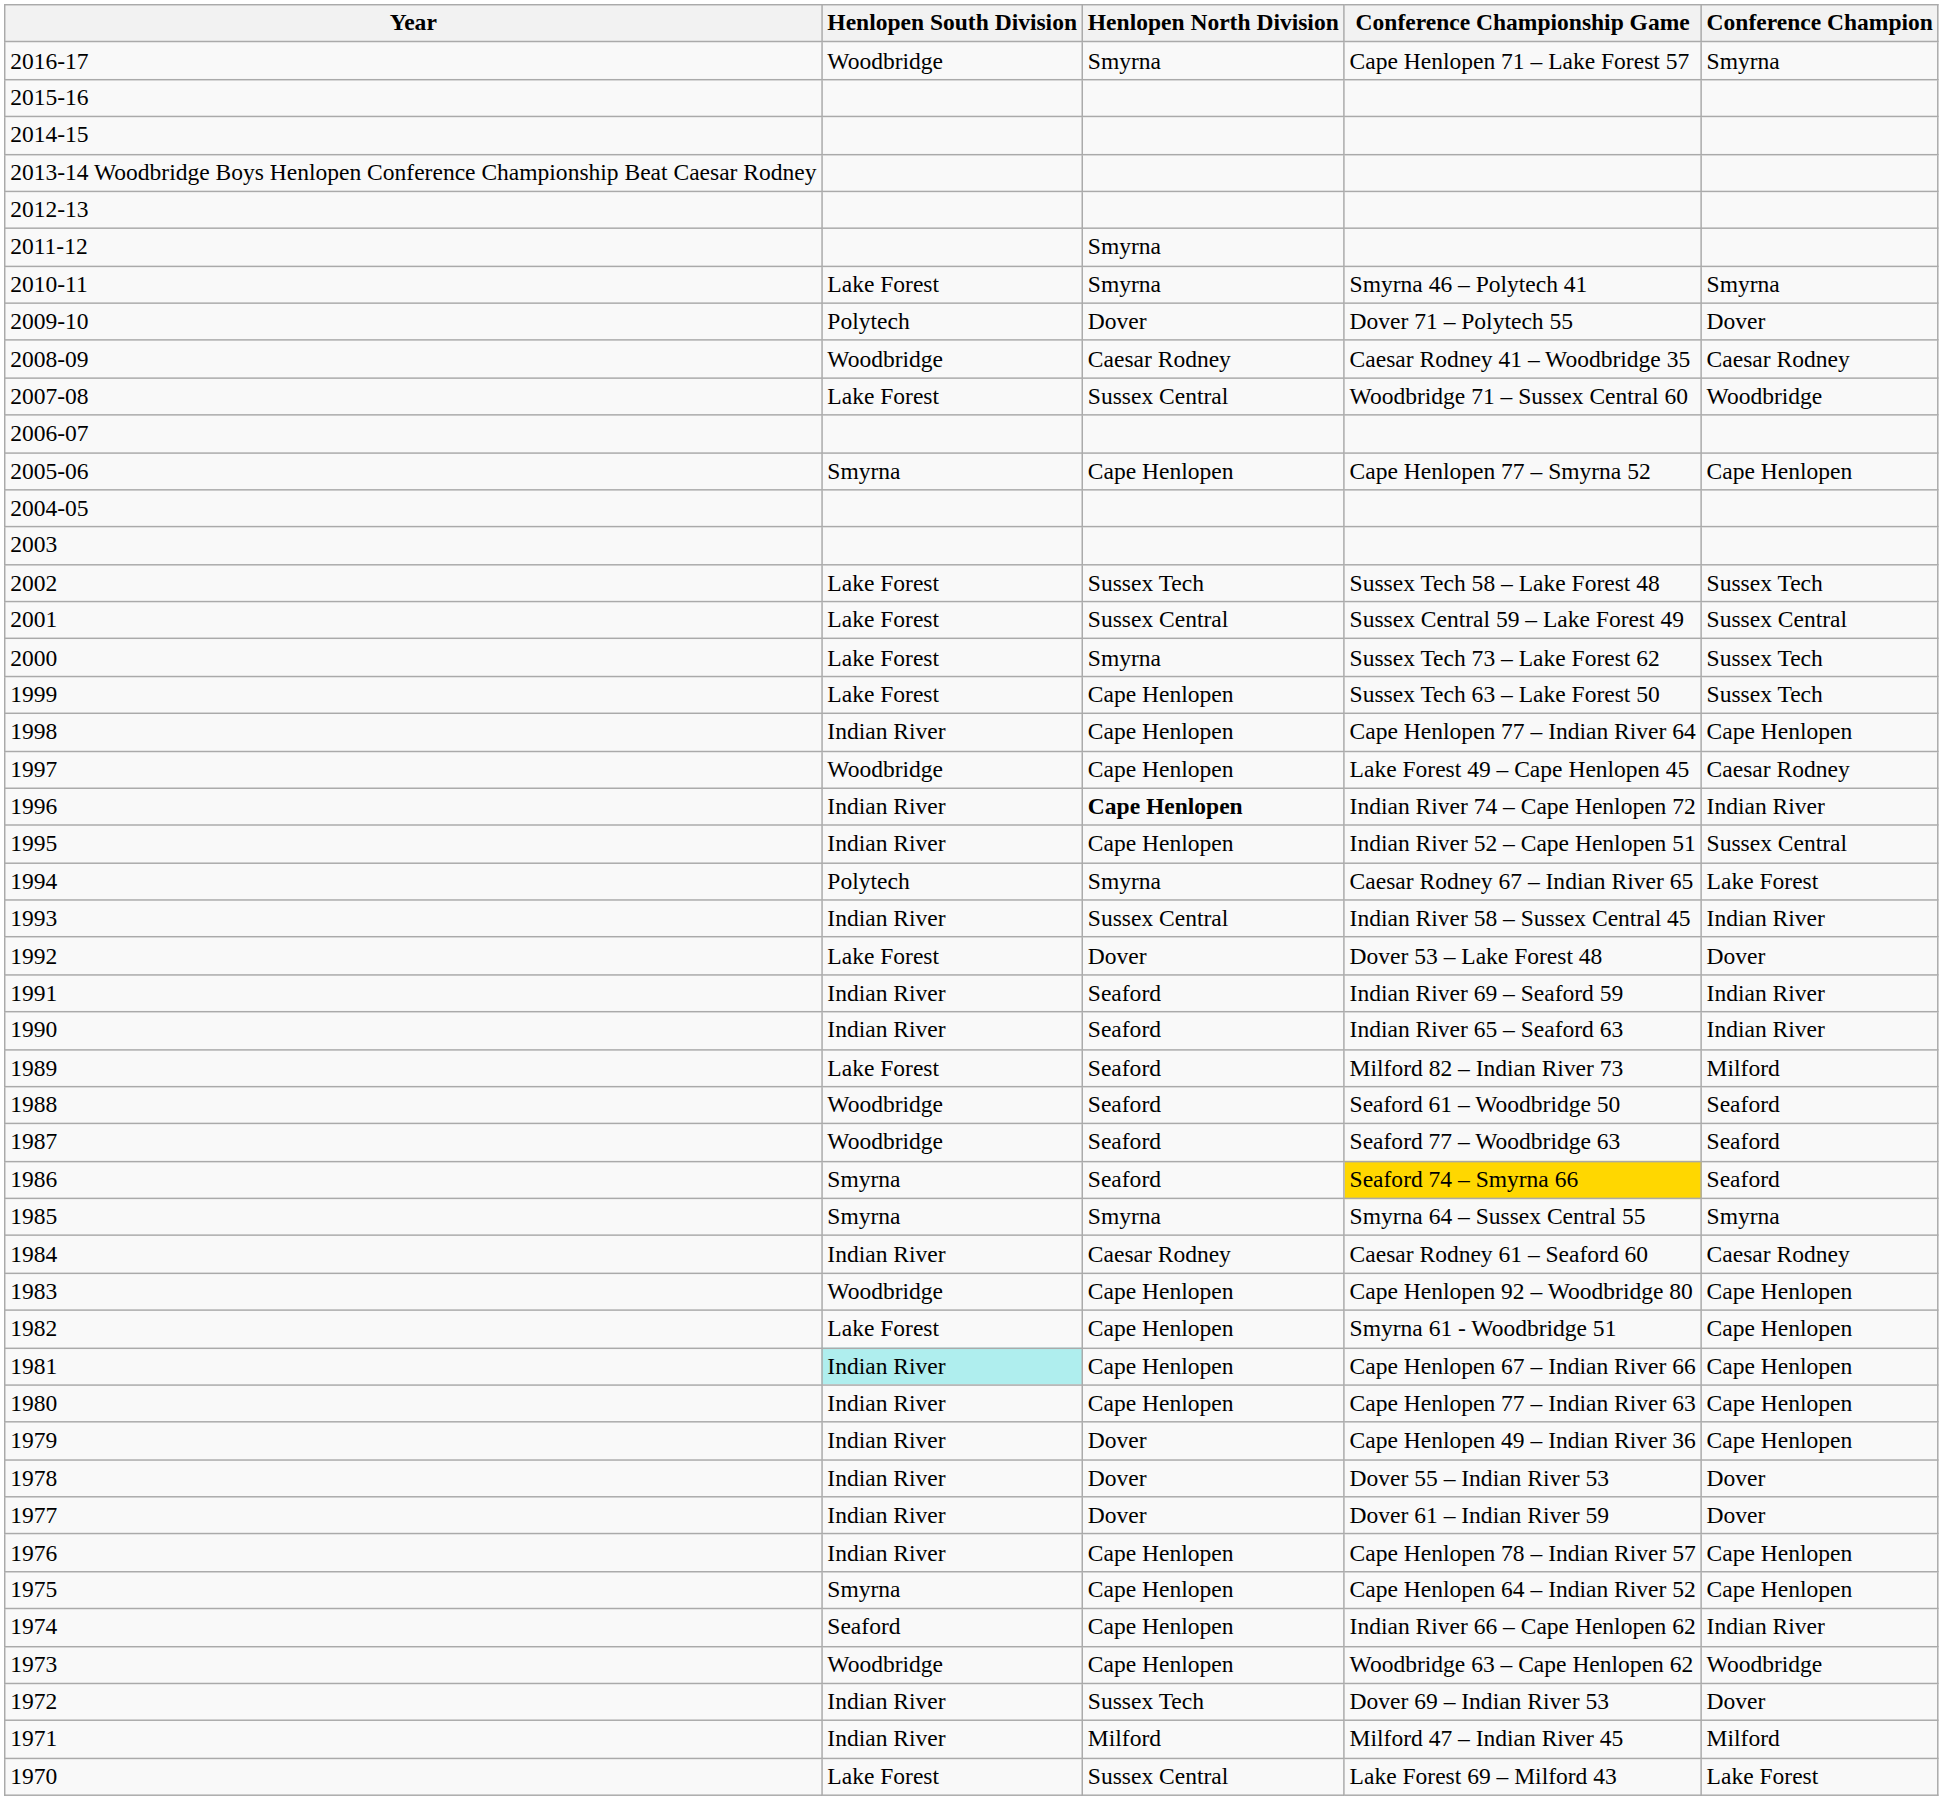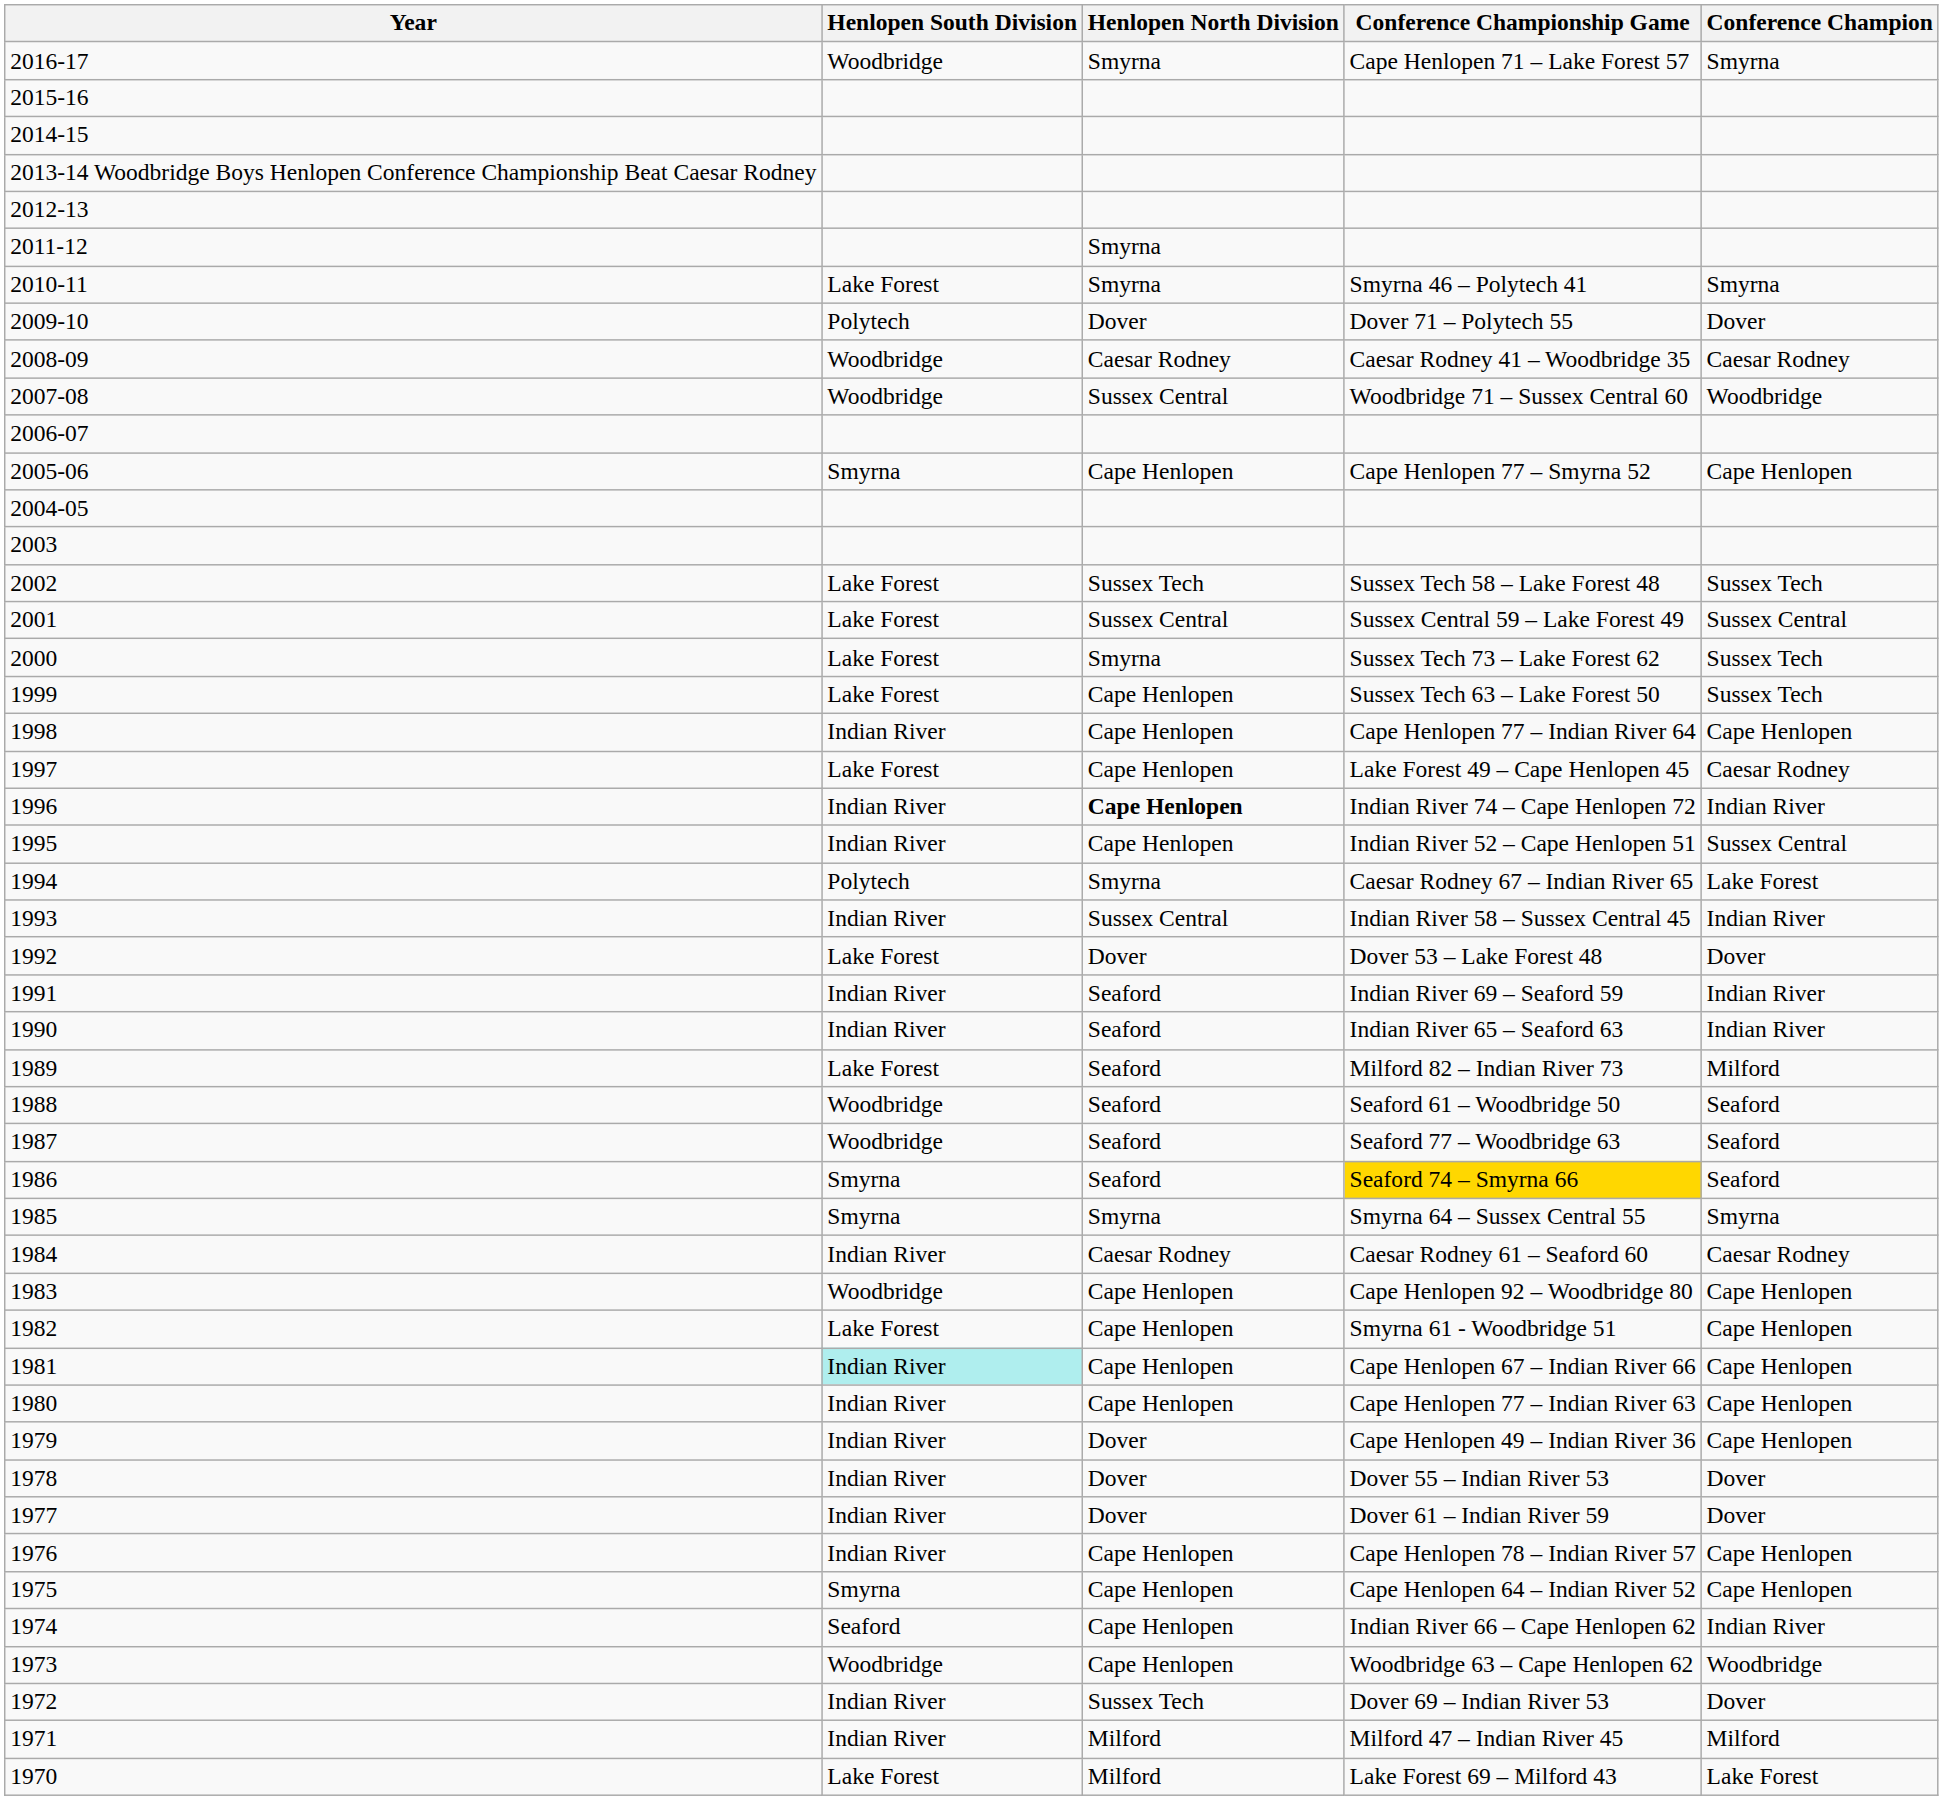(883, 396) Lake Forest -> (885, 396) Woodbridge
(885, 769) Woodbridge -> (883, 769) Lake Forest
(1158, 1776) Sussex Central -> (1124, 1776) Milford
